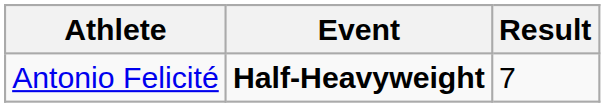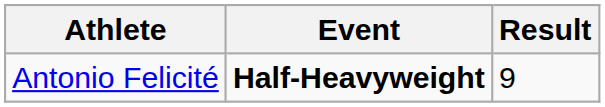(507, 77) 7 -> (507, 77) 9
